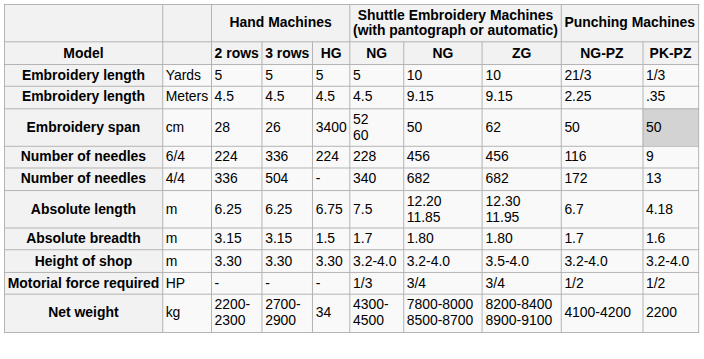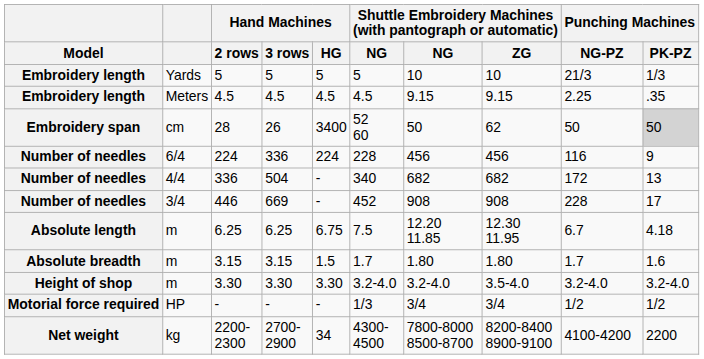+ row: (226, 201)
